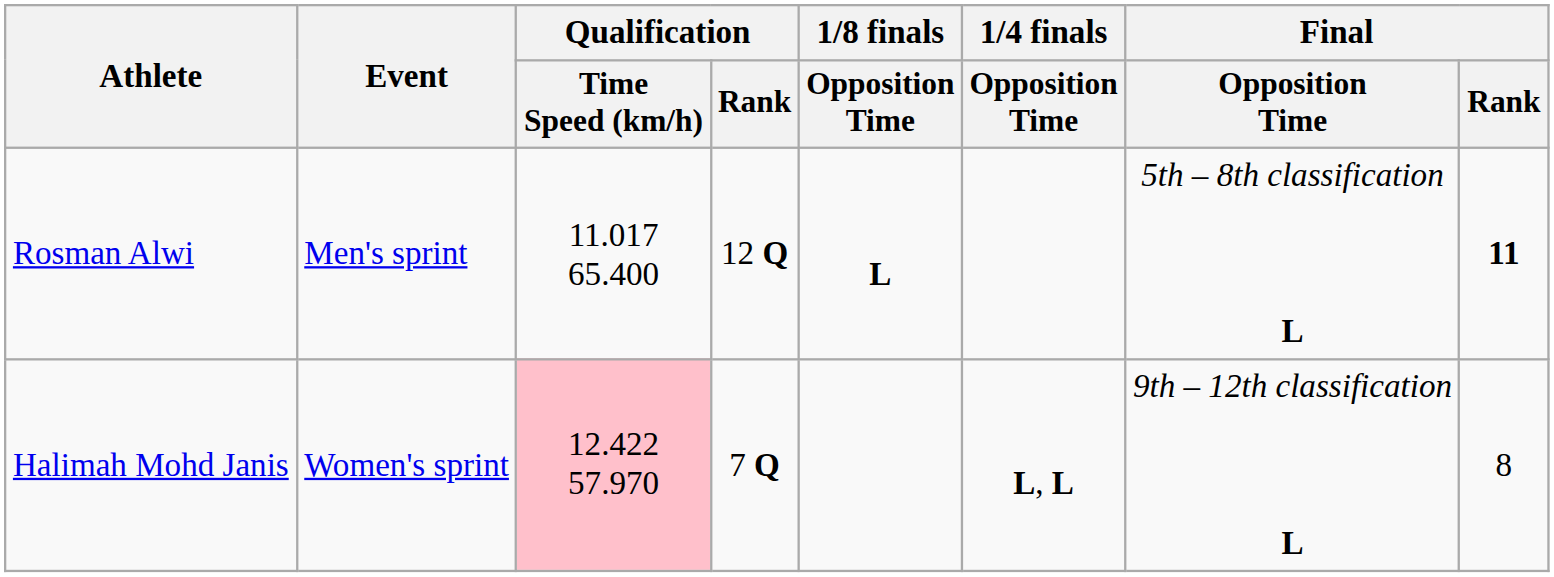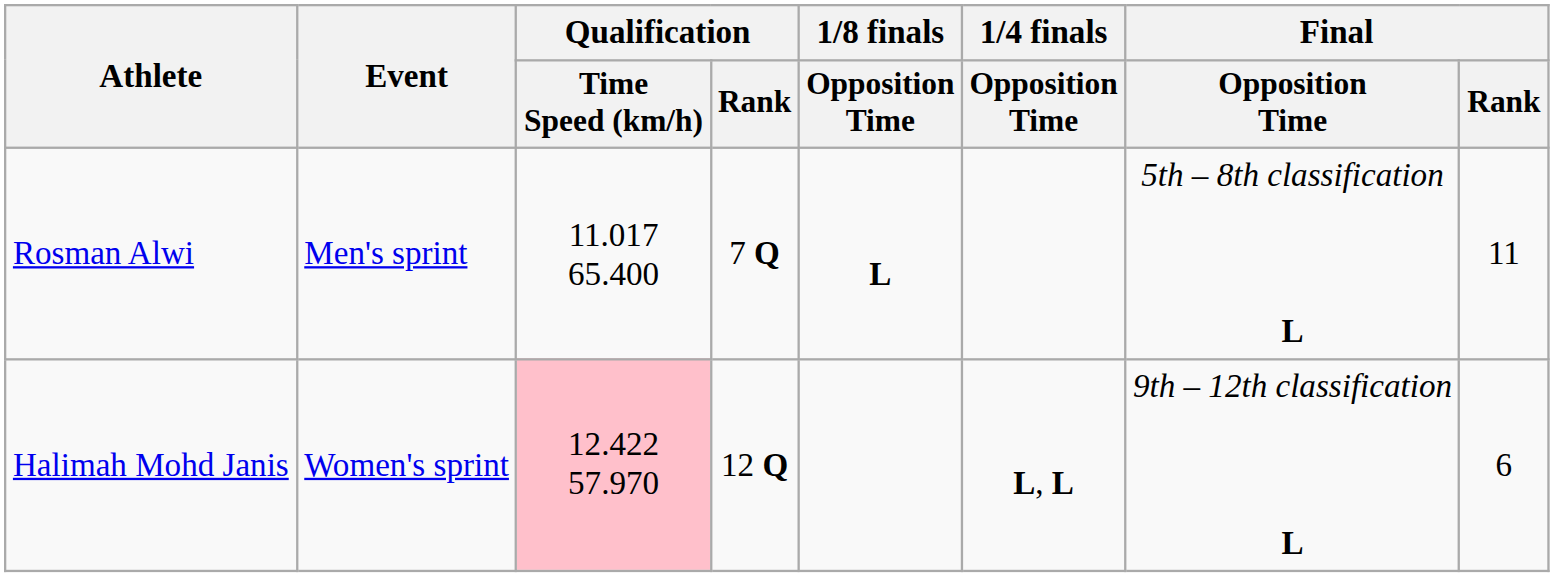(755, 253) 12 Q -> (755, 253) 7 Q
(1504, 253) bold -> (1504, 253) normal
(755, 464) 7 Q -> (755, 464) 12 Q
(1504, 464) 8 -> (1504, 464) 6
